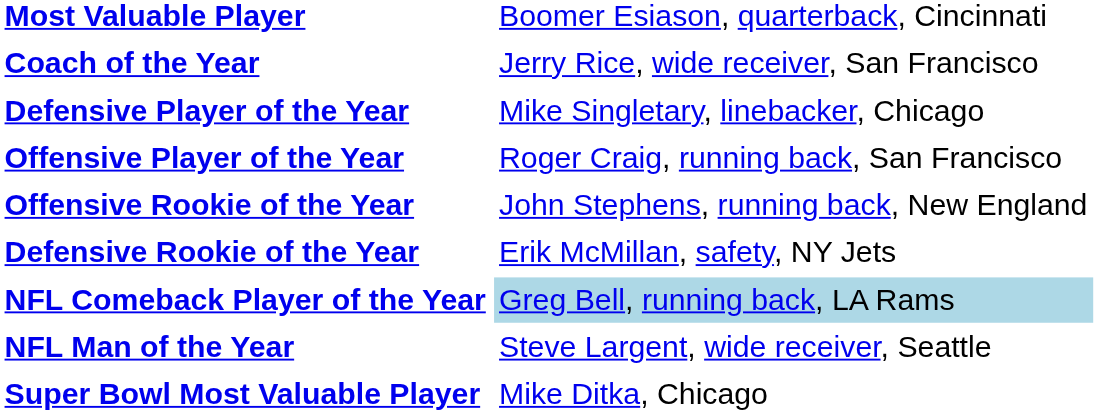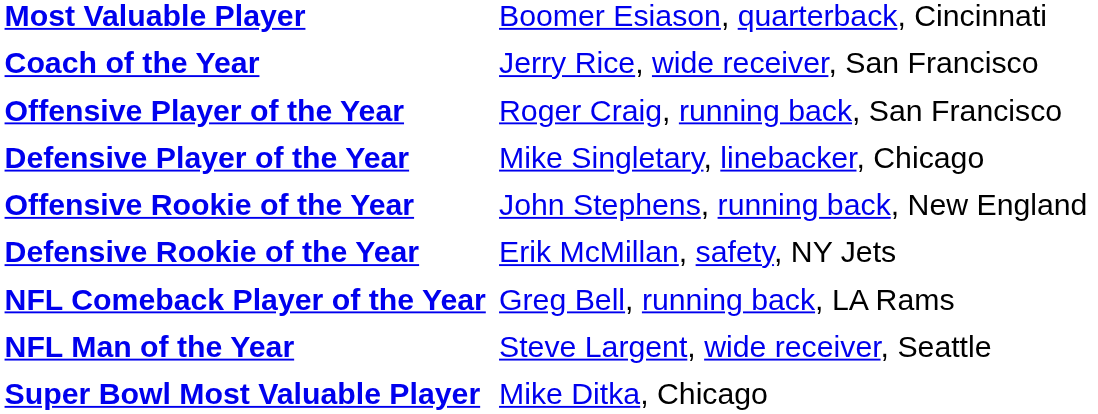rows swapped: (204, 157) <-> (207, 110)
(727, 299) lightblue background -> (727, 299) no background
